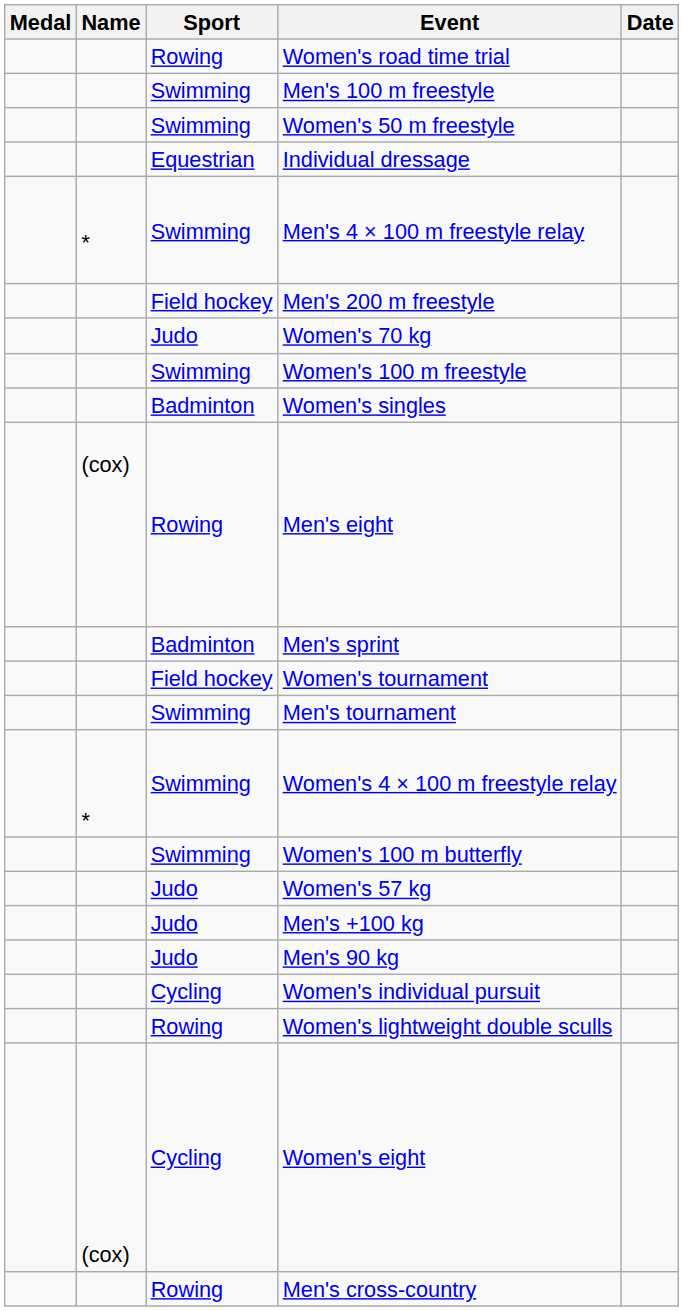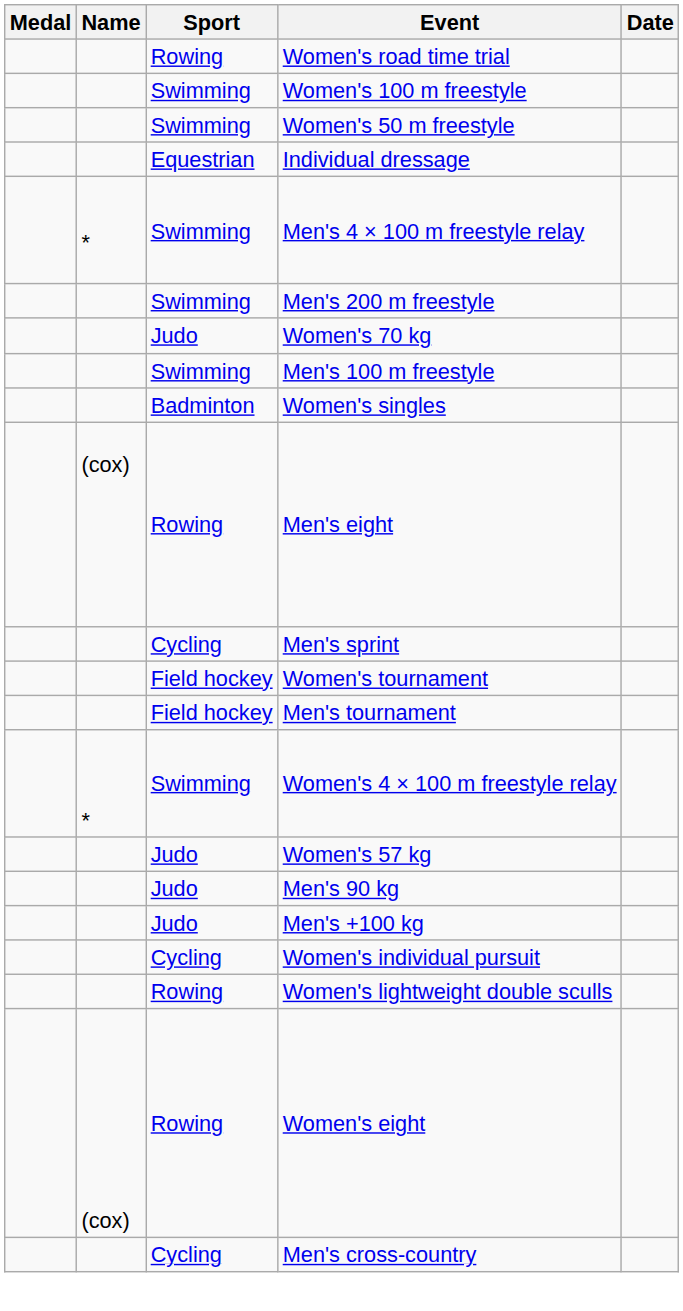rows swapped: (389, 91) <-> (405, 370)
(212, 301) Field hockey -> (201, 301) Swimming
(203, 644) Badminton -> (186, 644) Cycling
(201, 713) Swimming -> (212, 713) Field hockey
- row: (402, 854)
rows swapped: (341, 958) <-> (353, 923)
(186, 1158) Cycling -> (187, 1124) Rowing
(187, 1290) Rowing -> (186, 1255) Cycling
